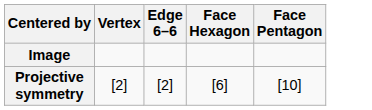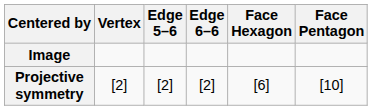+ column: (165, 24)
